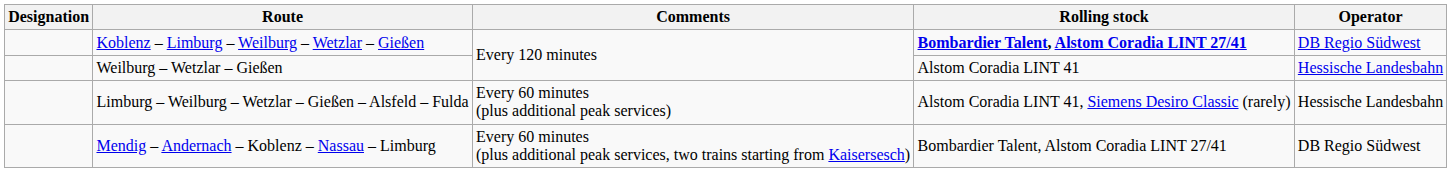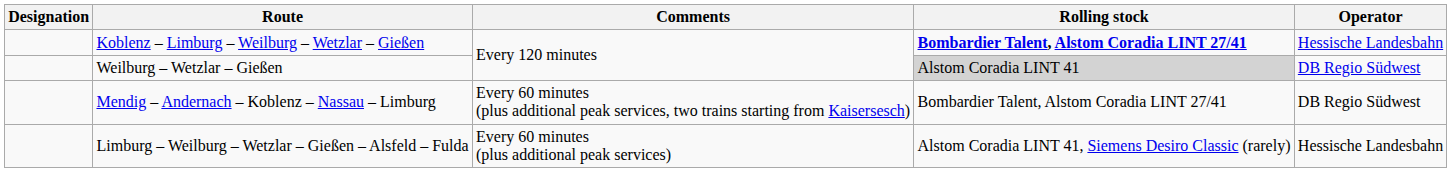(1359, 42) DB Regio Südwest -> (1371, 42) Hessische Landesbahn
(998, 67) no background -> (998, 67) lightgrey background
(1371, 67) Hessische Landesbahn -> (1359, 67) DB Regio Südwest
rows swapped: (266, 145) <-> (283, 102)
